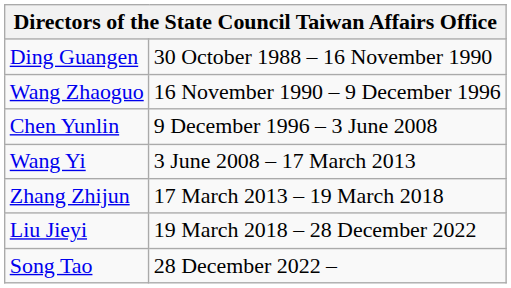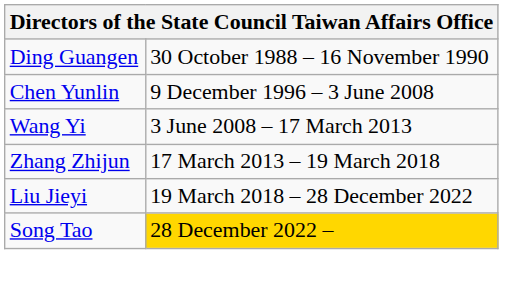- row: (77, 91)
(245, 265) no background -> (242, 230) gold background
